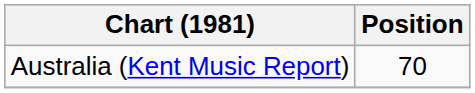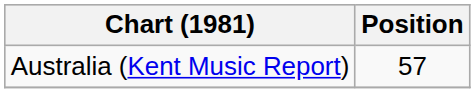(412, 66) 70 -> (412, 66) 57
